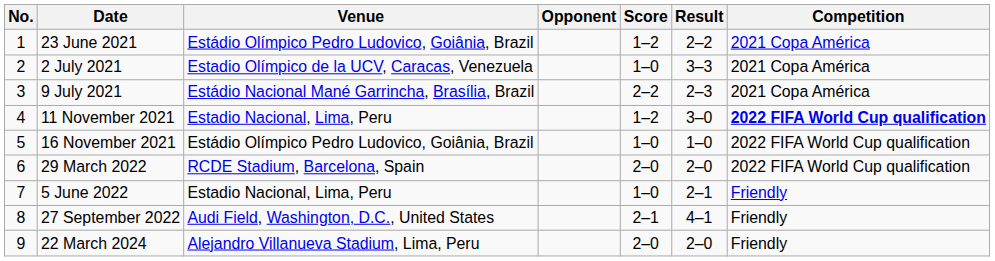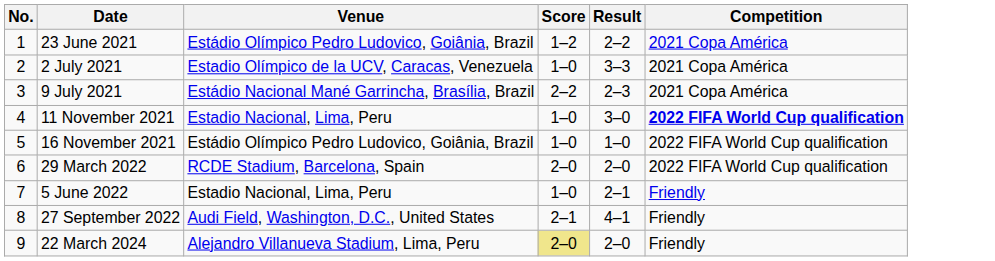- column: (579, 17)
(646, 117) 1–2 -> (564, 117) 1–0
(646, 243) no background -> (564, 243) khaki background
